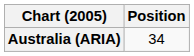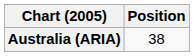(157, 39) 34 -> (157, 39) 38
